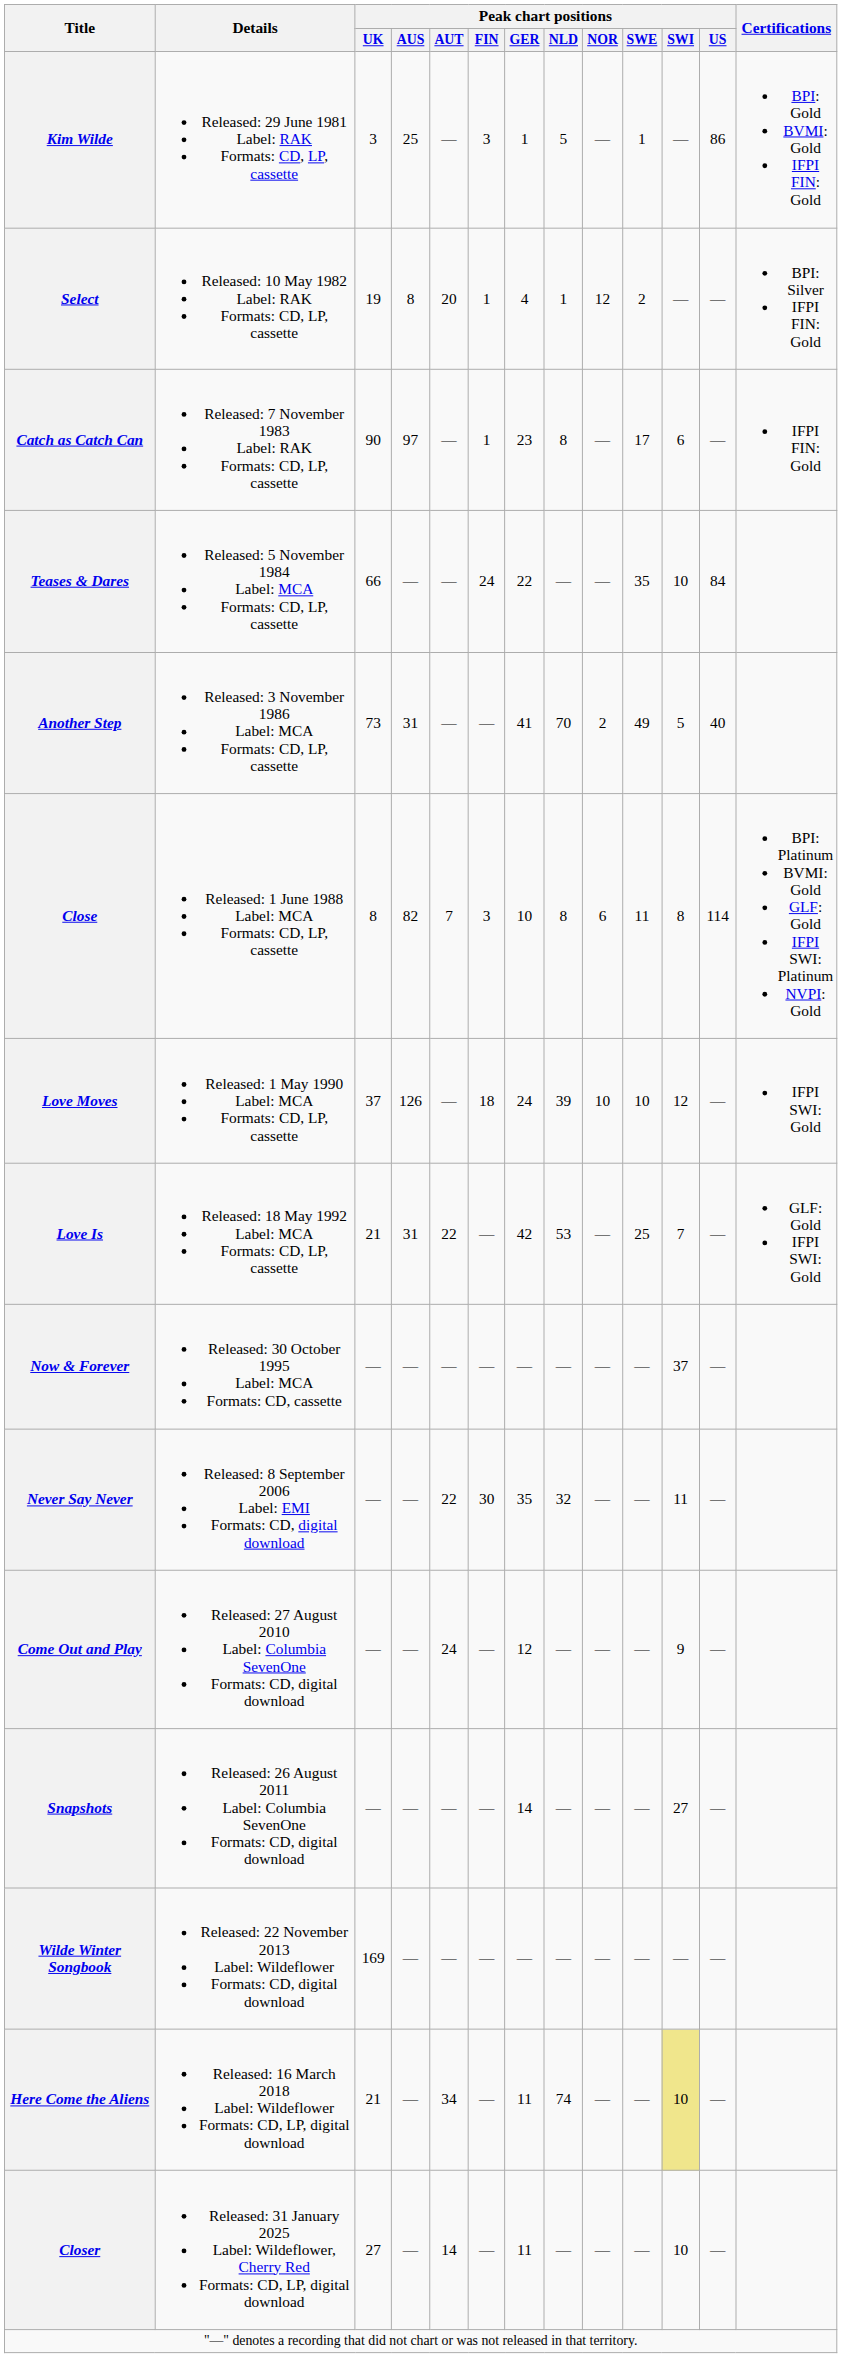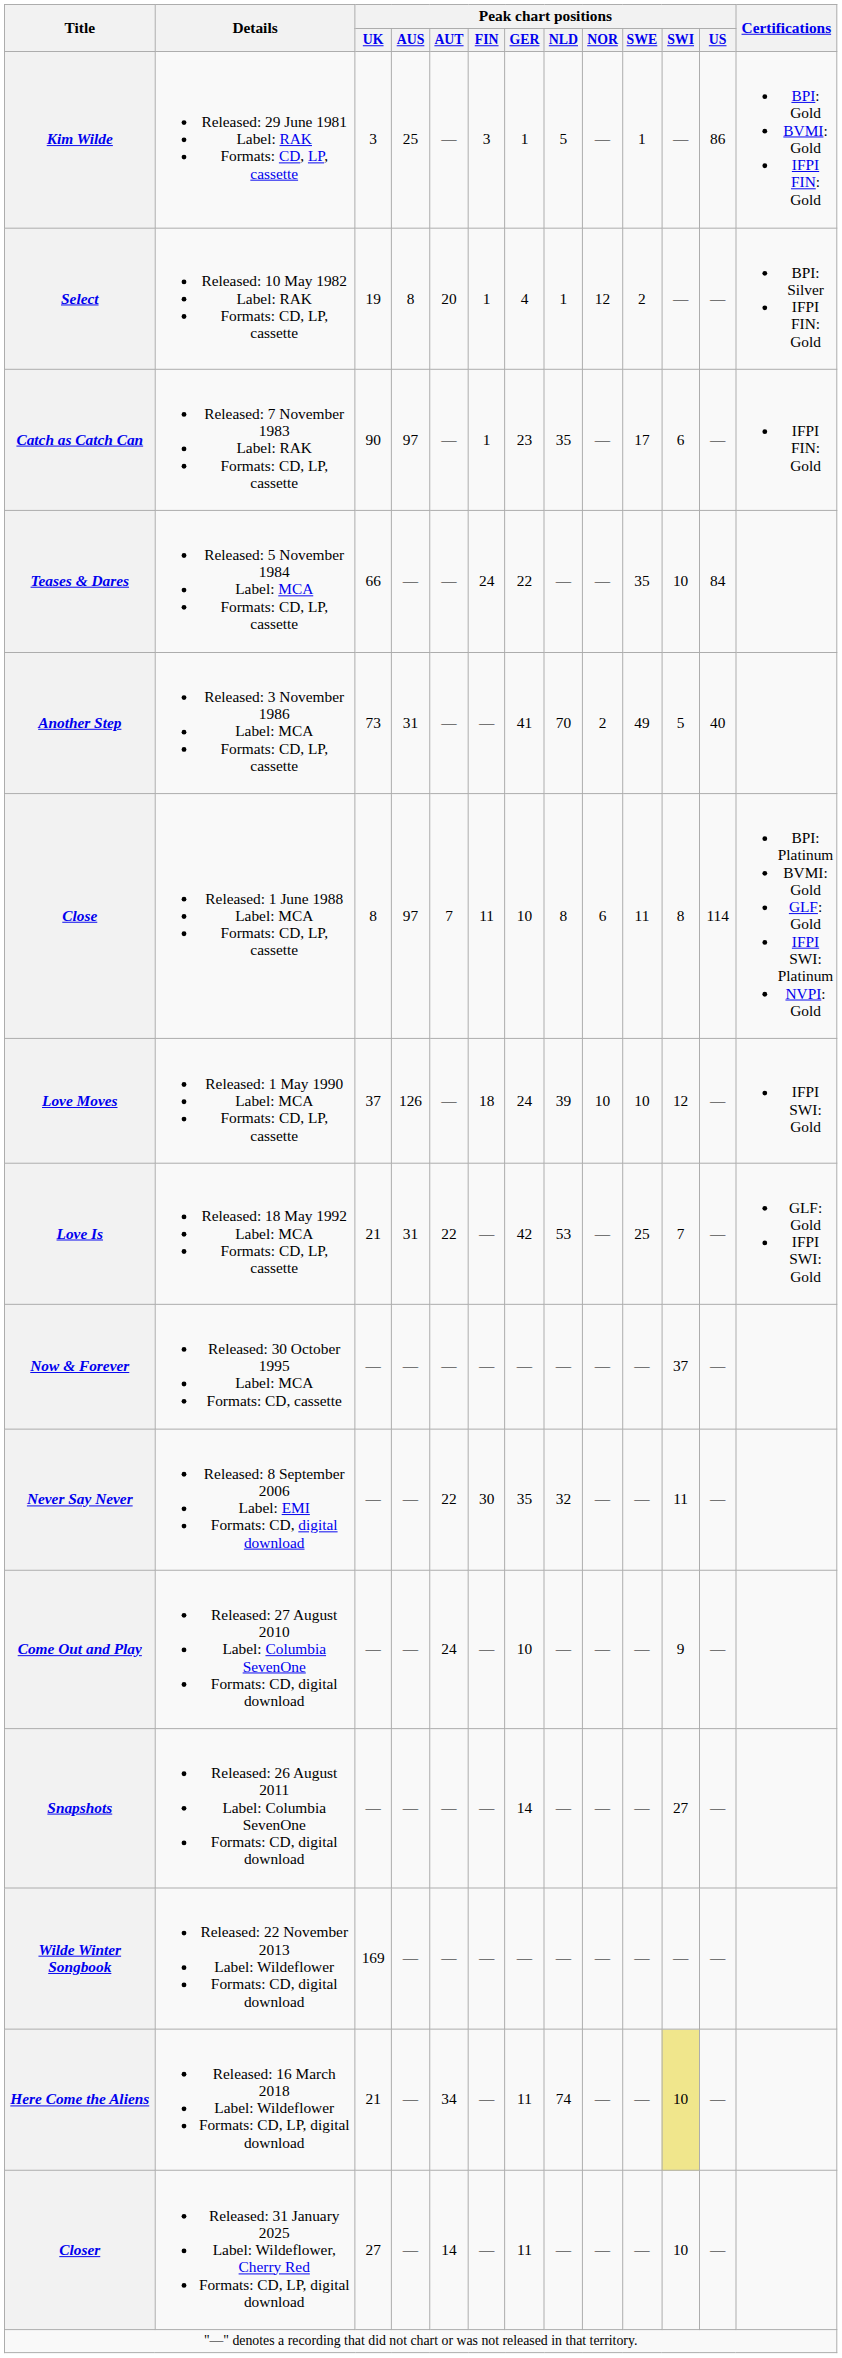(563, 439) 8 -> (563, 439) 35
(410, 916) 82 -> (410, 916) 97
(487, 916) 3 -> (487, 916) 11
(524, 1649) 12 -> (524, 1649) 10
